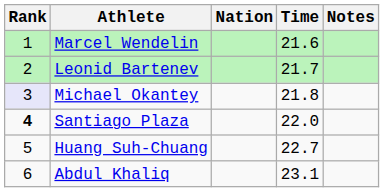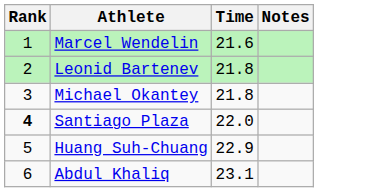- column: (244, 18)
(300, 70) 21.7 -> (235, 70) 21.8
(28, 96) lavender background -> (28, 96) no background
(300, 148) 22.7 -> (235, 148) 22.9
